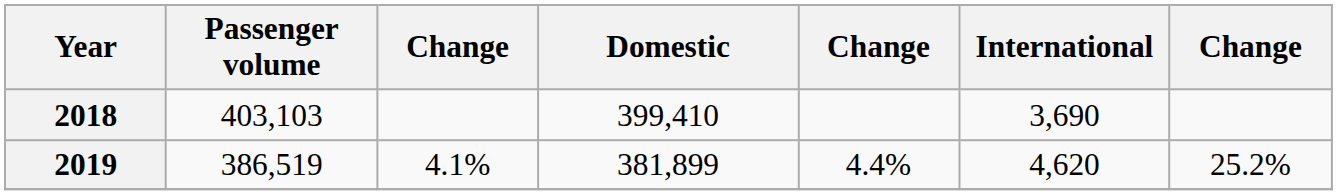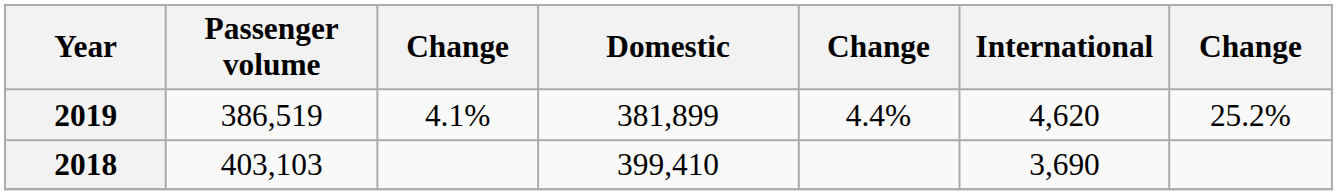rows swapped: (86, 164) <-> (86, 114)
